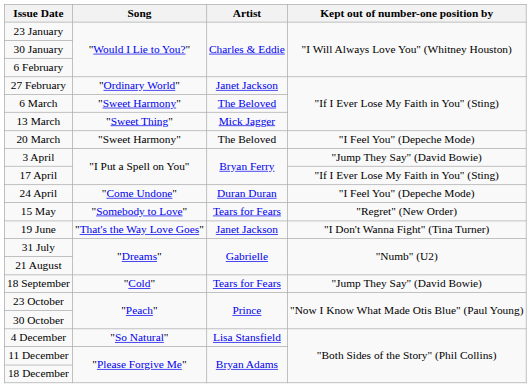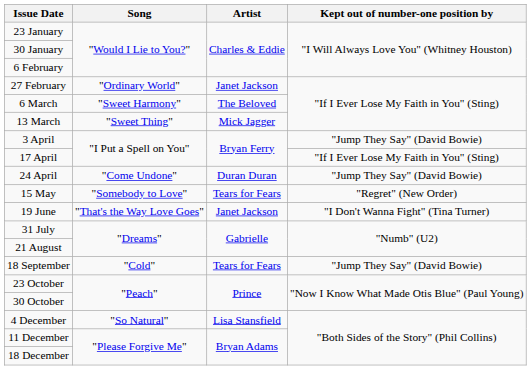- row: (38, 139)
(407, 193) "I Feel You" (Depeche Mode) -> (407, 175) "Jump They Say" (David Bowie)
